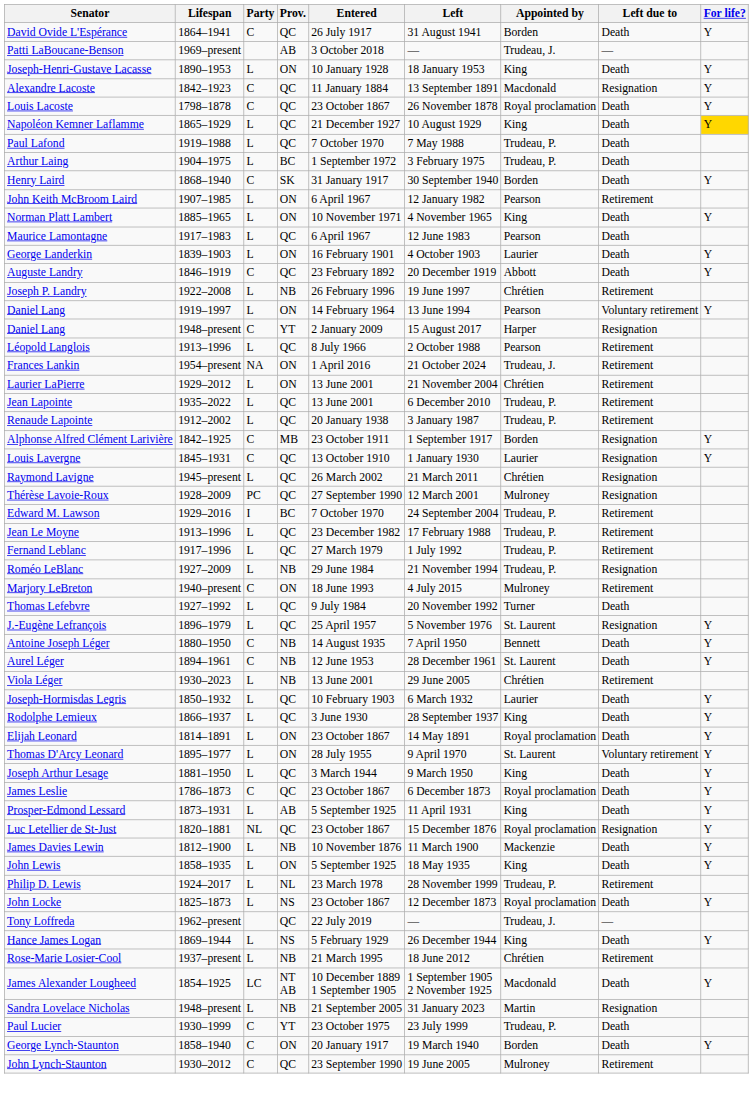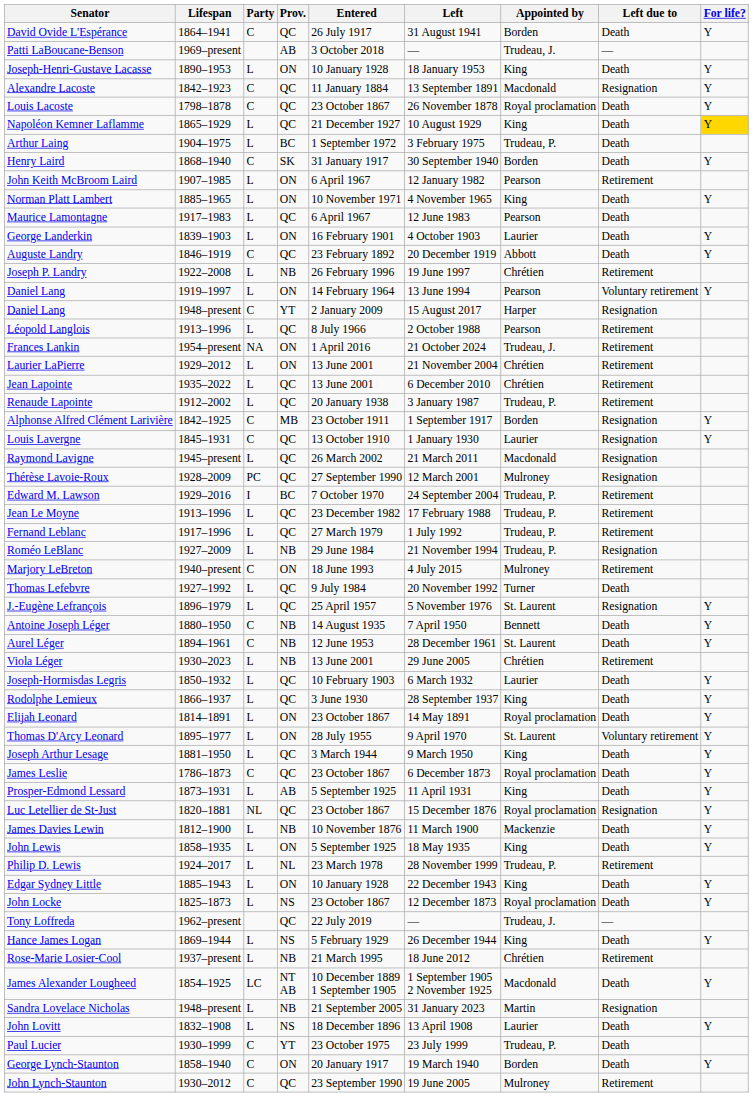- row: (36, 143)
(530, 402) Trudeau, P. -> (524, 384) Chrétien
(524, 476) Chrétien -> (530, 458) Macdonald
+ row: (54, 884)
+ row: (34, 1027)
